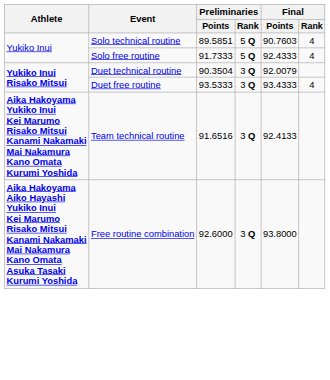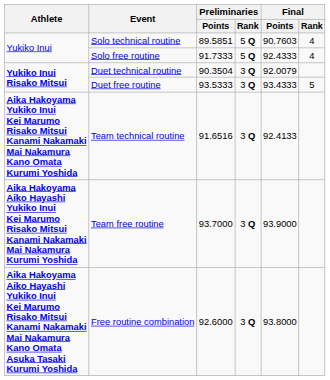(312, 85) 4 -> (312, 85) 5
+ row: (127, 224)
